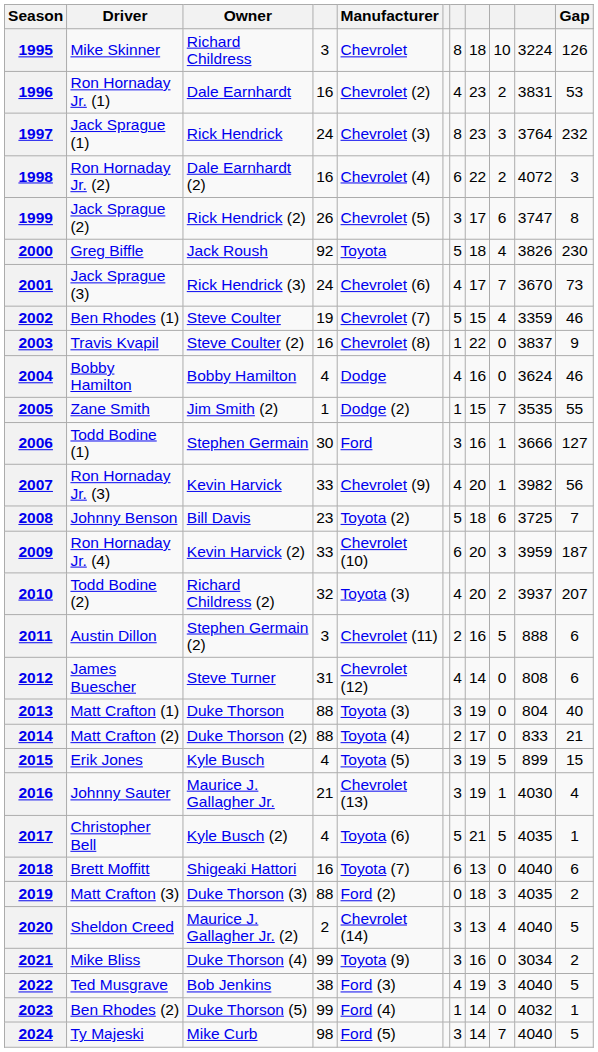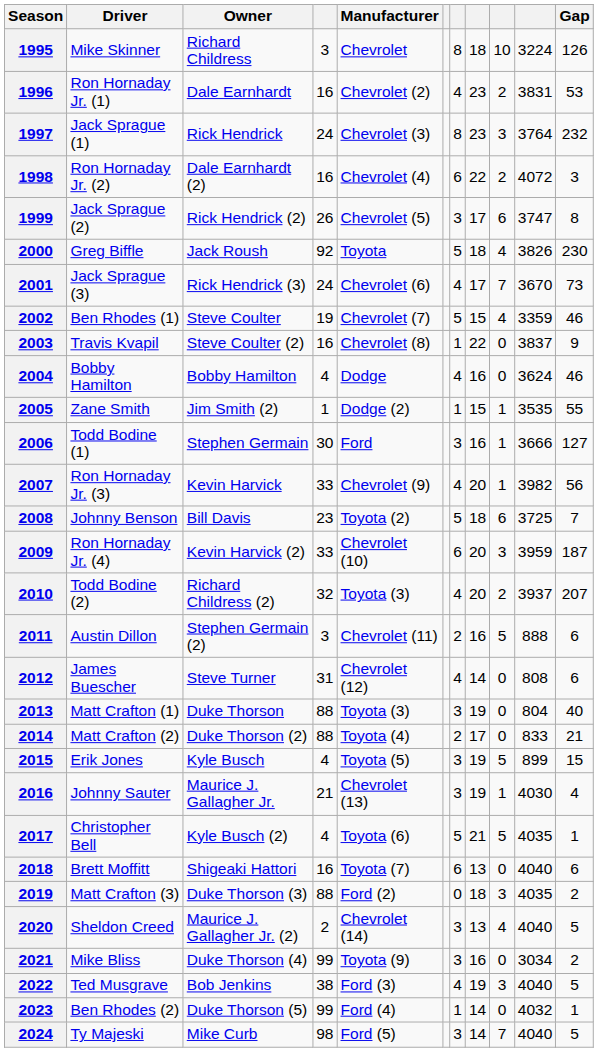(502, 409) 7 -> (502, 409) 1
